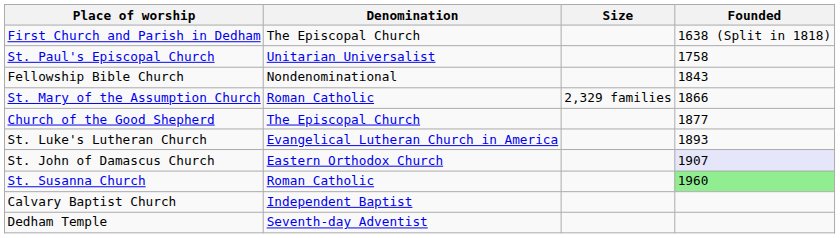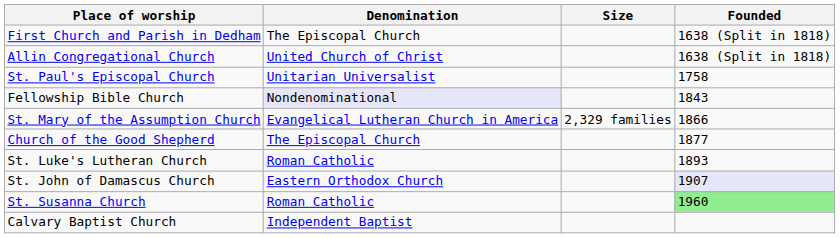+ row: (111, 56)
(332, 77) no background -> (332, 98) lavender background
(320, 98) Roman Catholic -> (412, 119) Evangelical Lutheran Church in America
(412, 139) Evangelical Lutheran Church in America -> (320, 160) Roman Catholic
- row: (57, 223)
